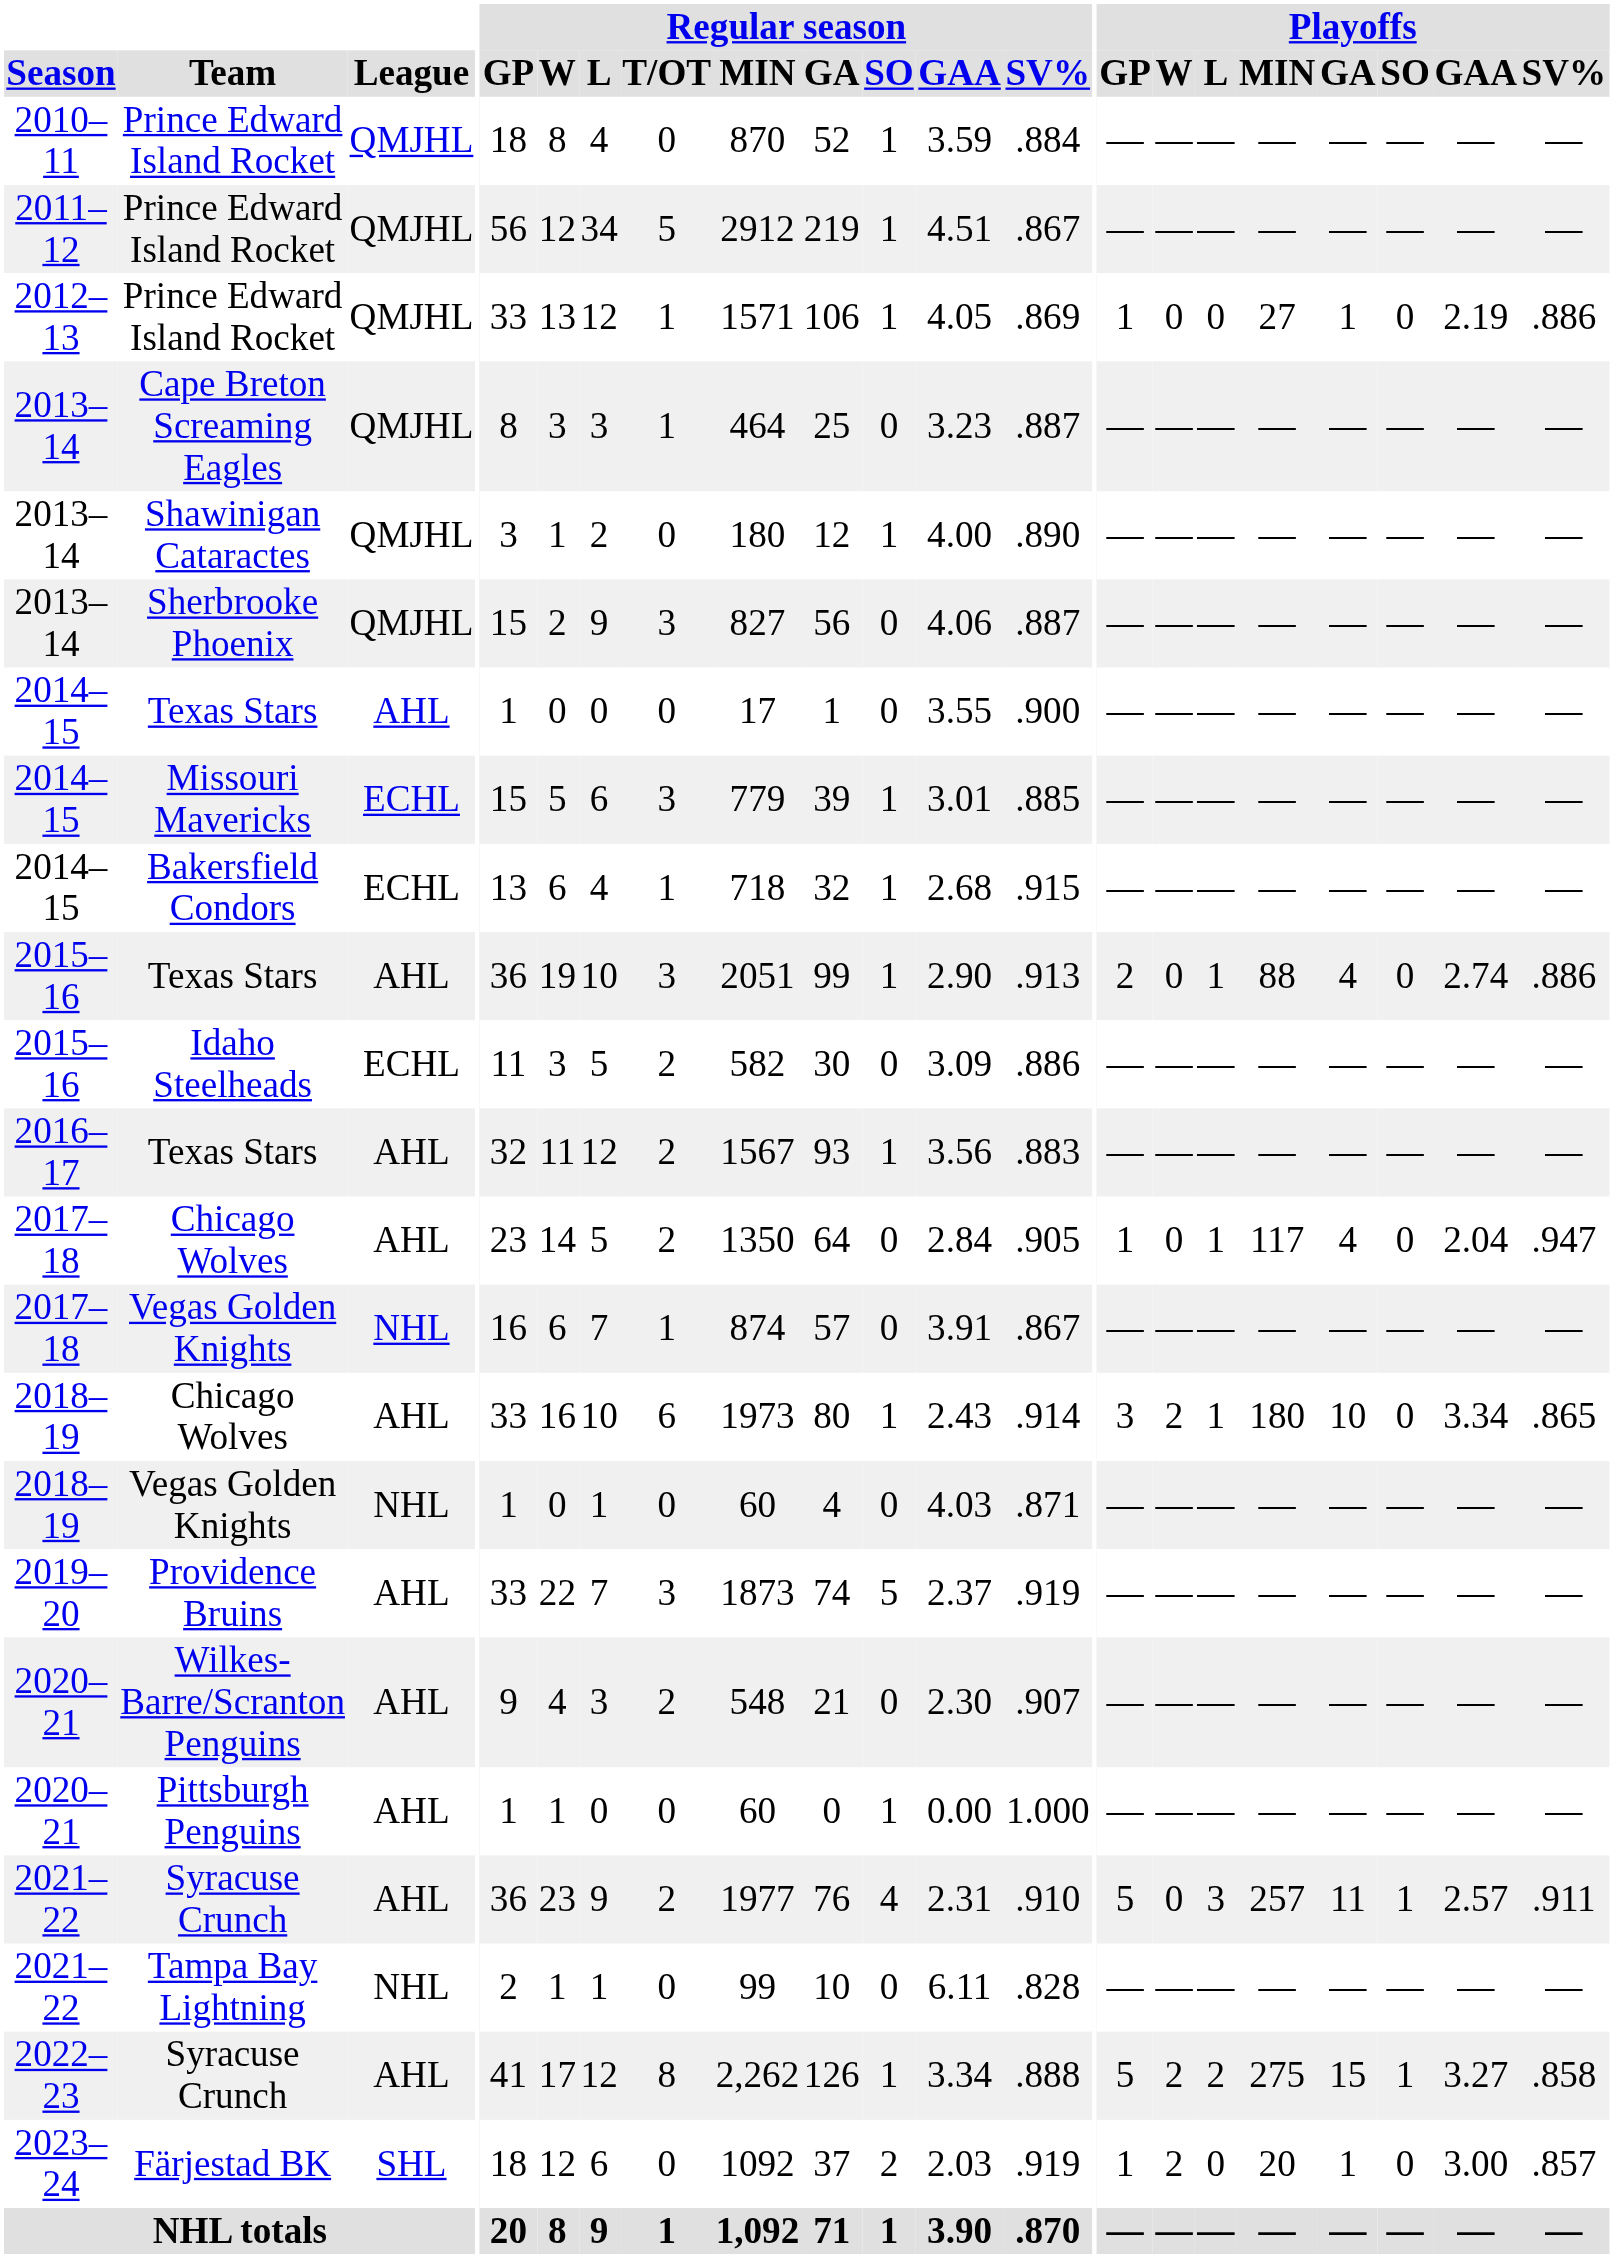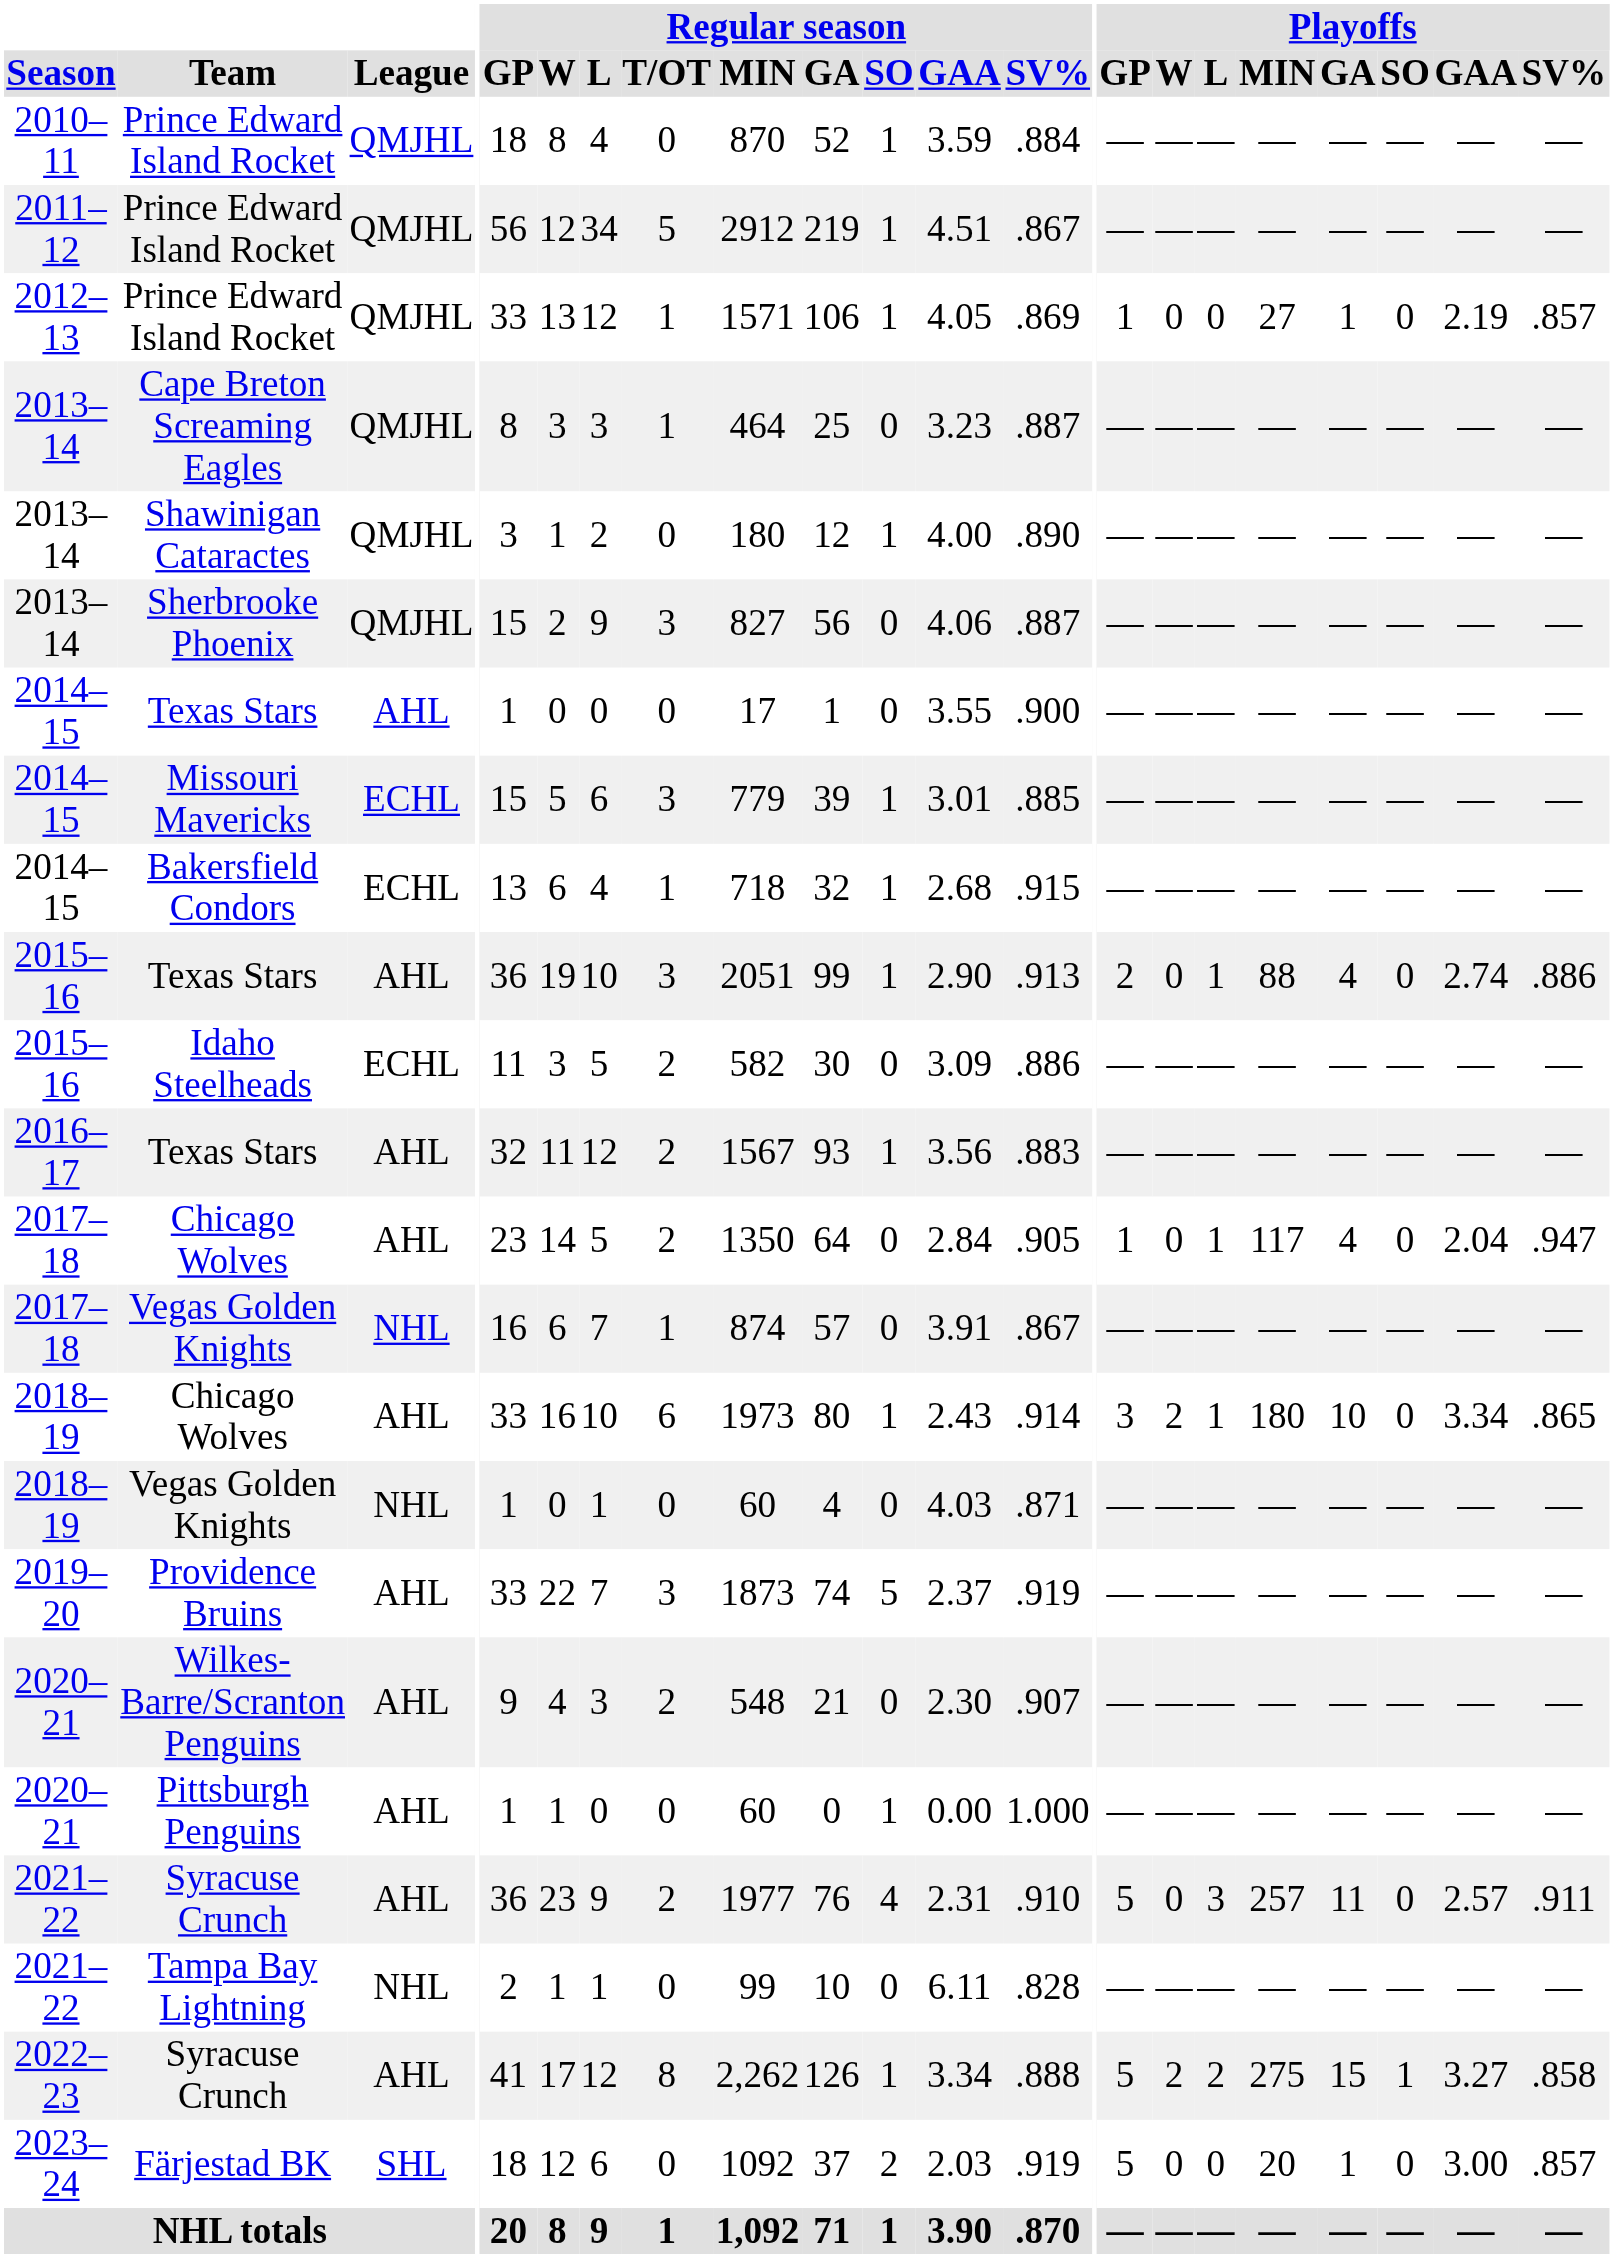(1564, 316) .886 -> (1564, 316) .857
(1405, 1898) 1 -> (1405, 1898) 0
(1125, 2163) 1 -> (1125, 2163) 5
(1174, 2163) 2 -> (1174, 2163) 0
